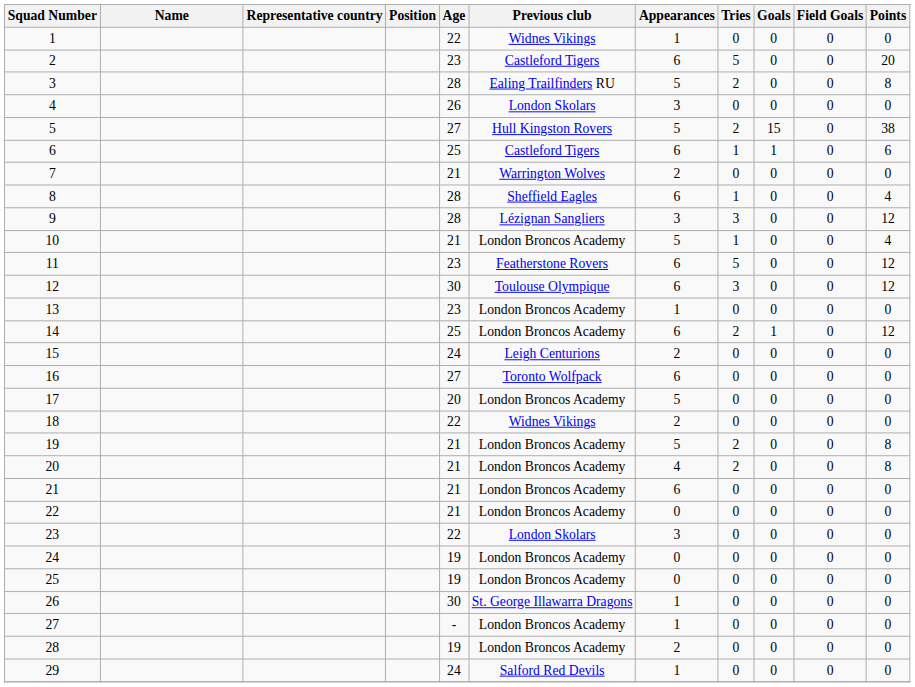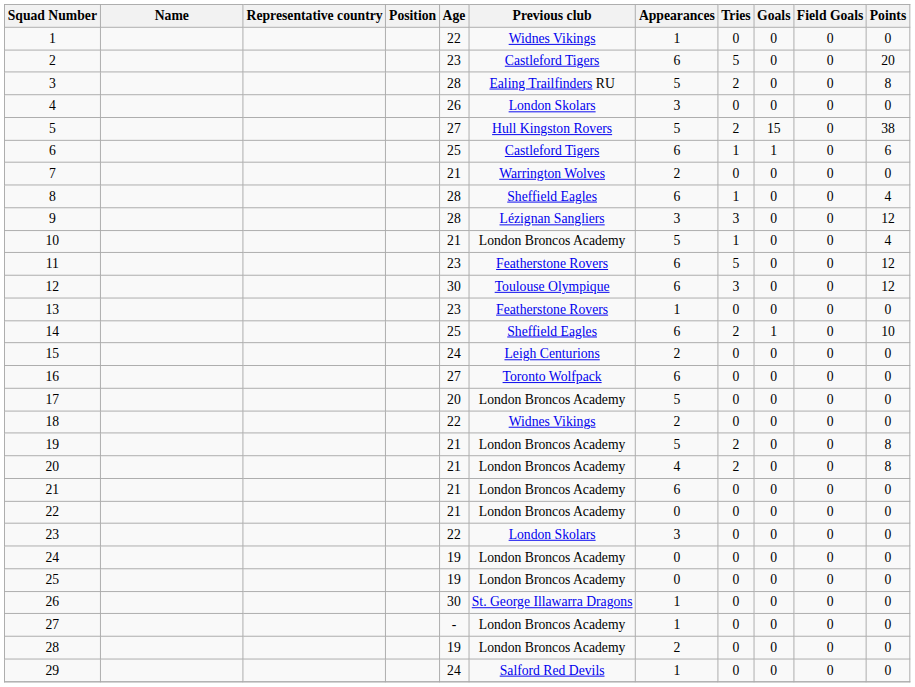(552, 309) London Broncos Academy -> (552, 309) Featherstone Rovers
(552, 332) London Broncos Academy -> (552, 332) Sheffield Eagles
(888, 332) 12 -> (888, 332) 10
